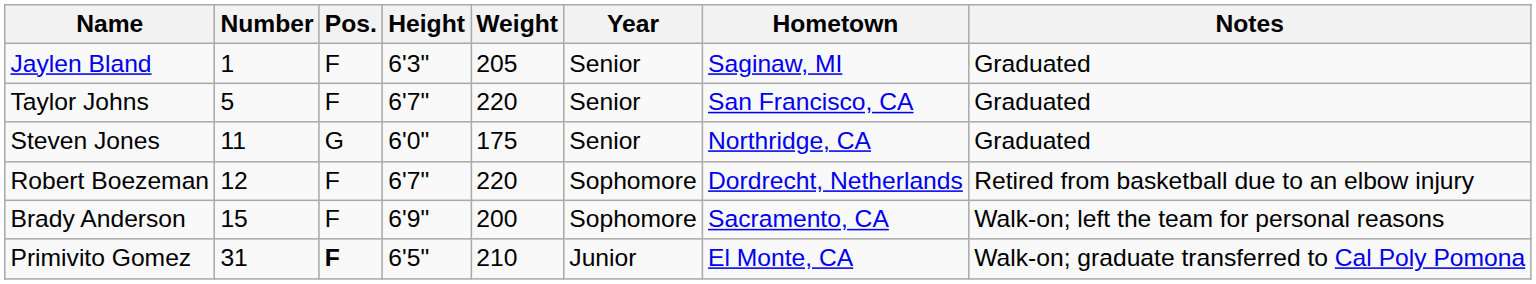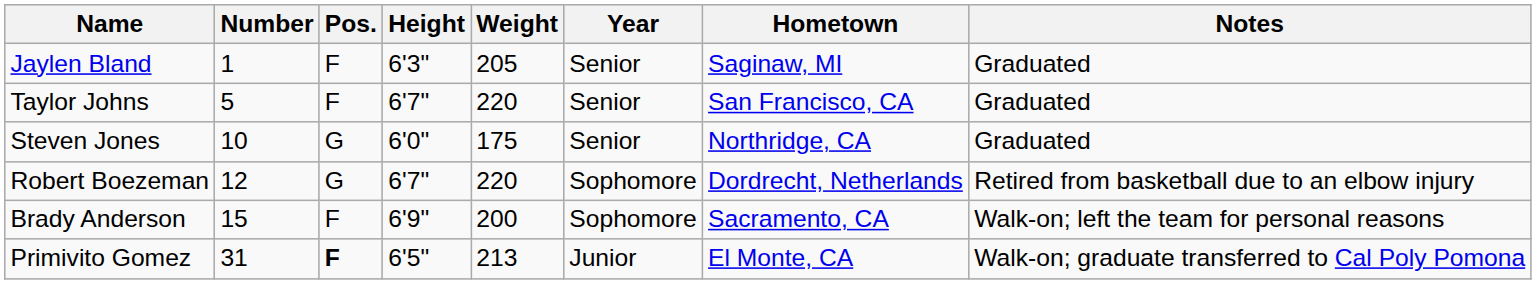(233, 141) 11 -> (234, 141) 10
(332, 180) F -> (334, 180) G
(497, 258) 210 -> (497, 258) 213
